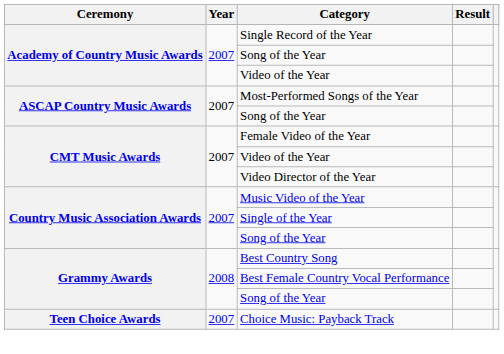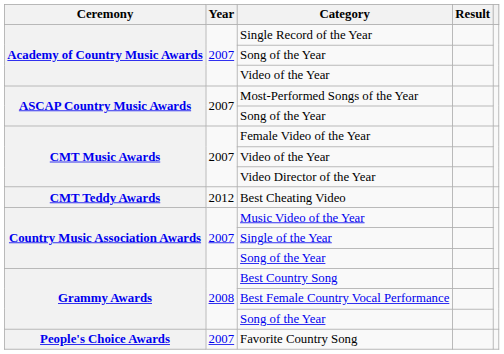+ row: (105, 197)
+ row: (105, 339)
- row: (105, 319)
